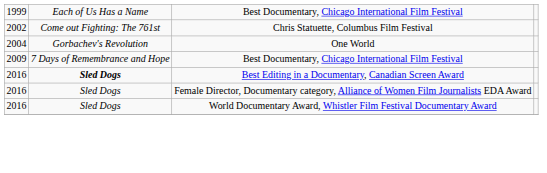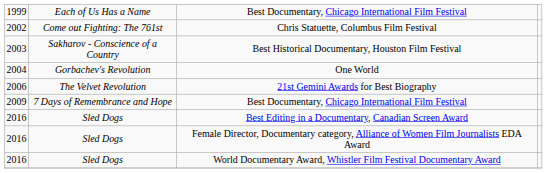+ row: (17, 49)
+ row: (17, 86)
(100, 75) bold -> (103, 117) normal
